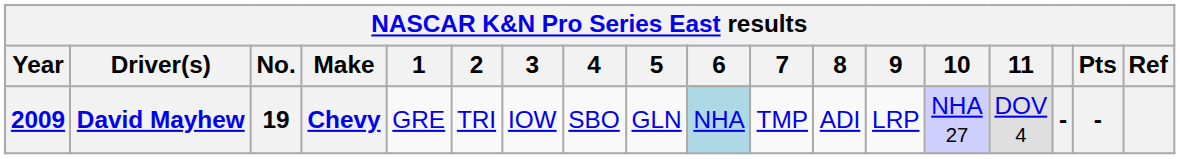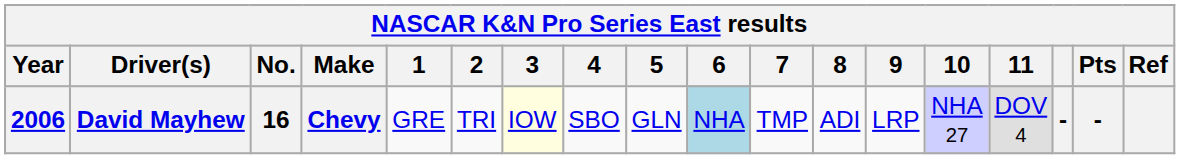(38, 120) 2009 -> (38, 120) 2006
(276, 120) 19 -> (276, 120) 16
(532, 120) no background -> (532, 120) lightyellow background
